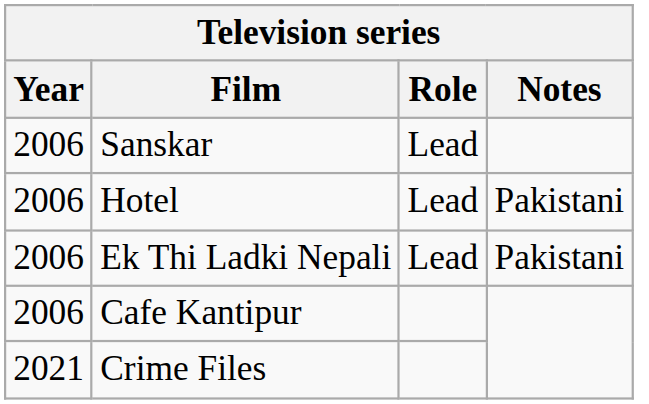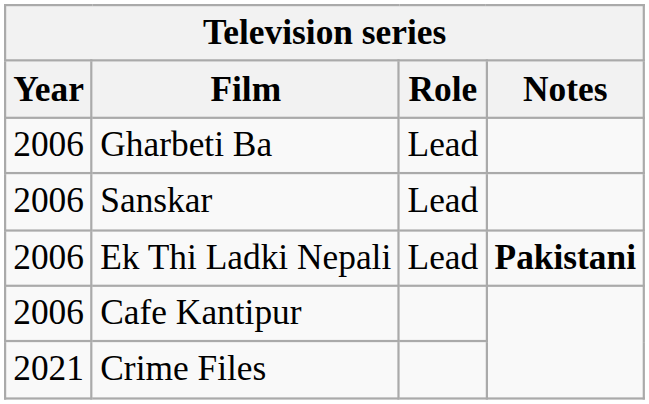+ row: (186, 144)
- row: (140, 200)
(559, 256) normal -> (565, 256) bold
